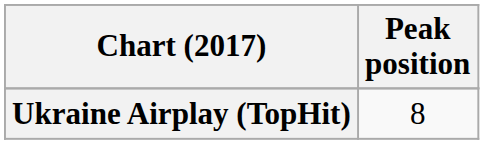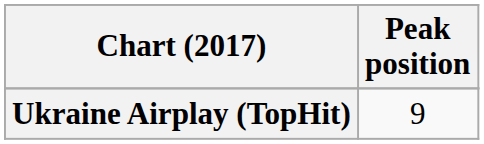(418, 113) 8 -> (418, 113) 9
